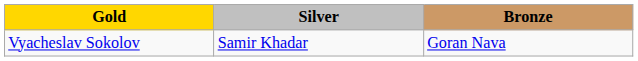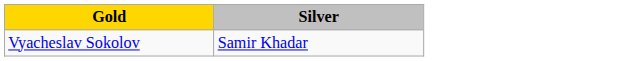- column: (528, 17)
